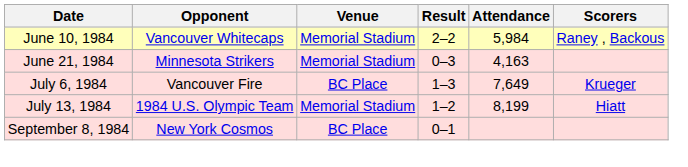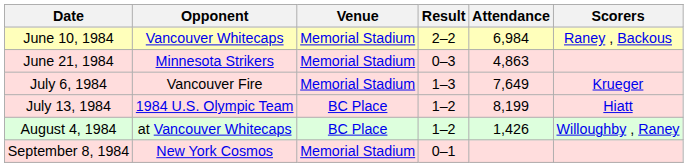(511, 39) 5,984 -> (511, 39) 6,984
(511, 61) 4,163 -> (511, 61) 4,863
(358, 84) BC Place -> (358, 84) Memorial Stadium
(358, 106) Memorial Stadium -> (358, 106) BC Place
+ row: (69, 129)
(358, 129) BC Place -> (358, 152) Memorial Stadium
